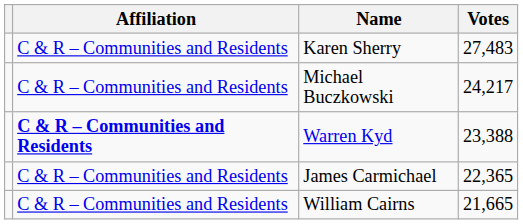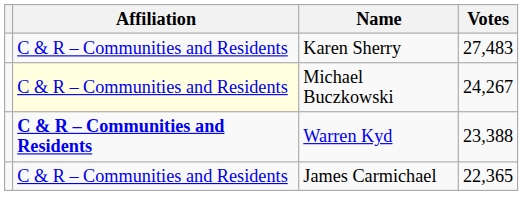(152, 87) no background -> (152, 87) lightyellow background
(488, 87) 24,217 -> (488, 87) 24,267
- row: (359, 204)
